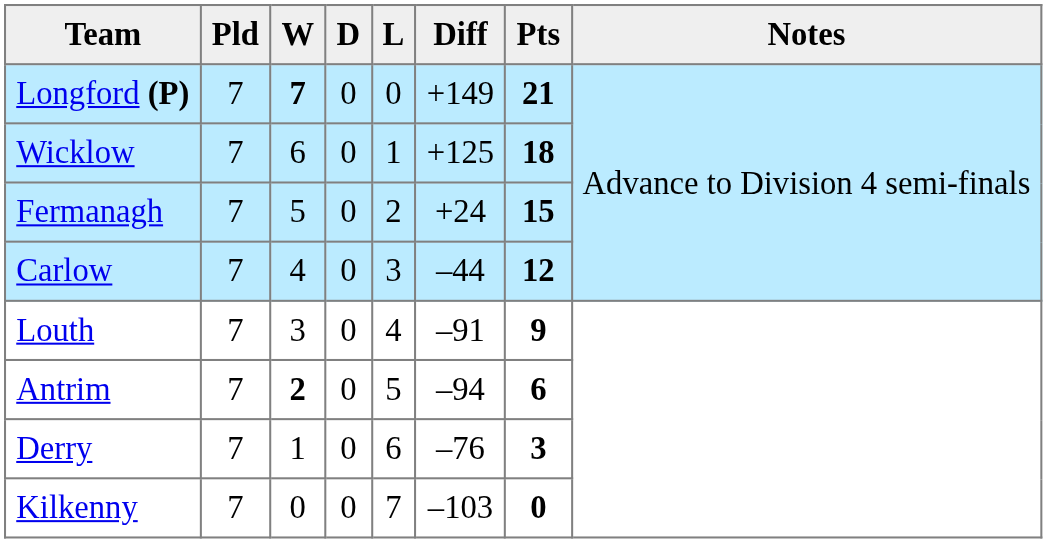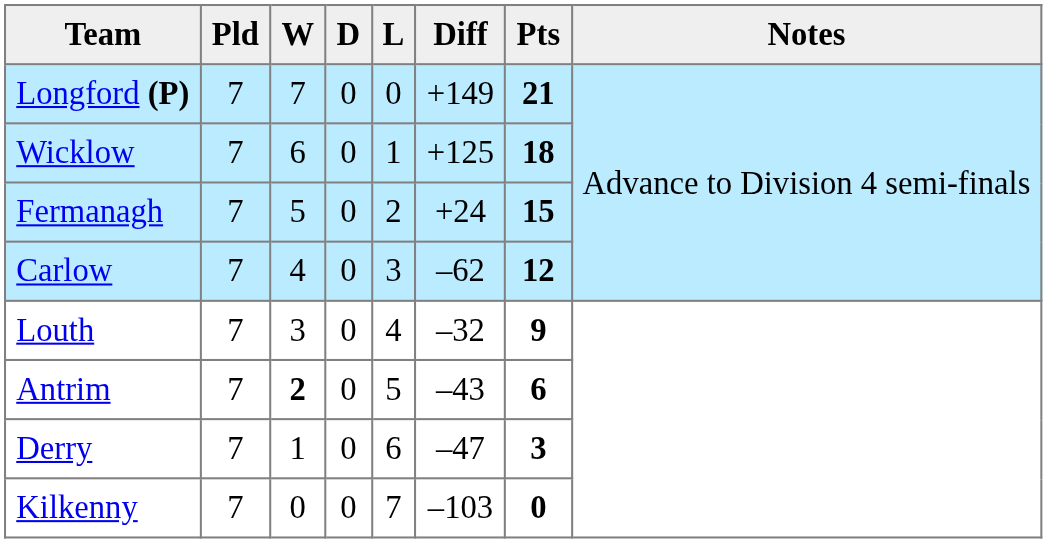(298, 93) bold -> (298, 93) normal
(460, 270) –44 -> (460, 270) –62
(460, 329) –91 -> (460, 329) –32
(460, 389) –94 -> (460, 389) –43
(460, 448) –76 -> (460, 448) –47
